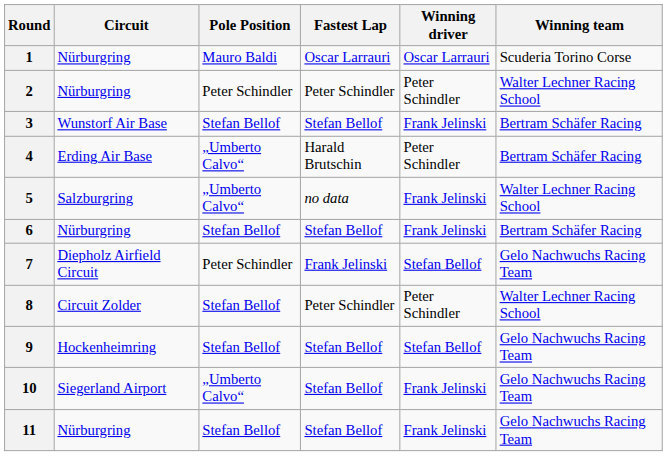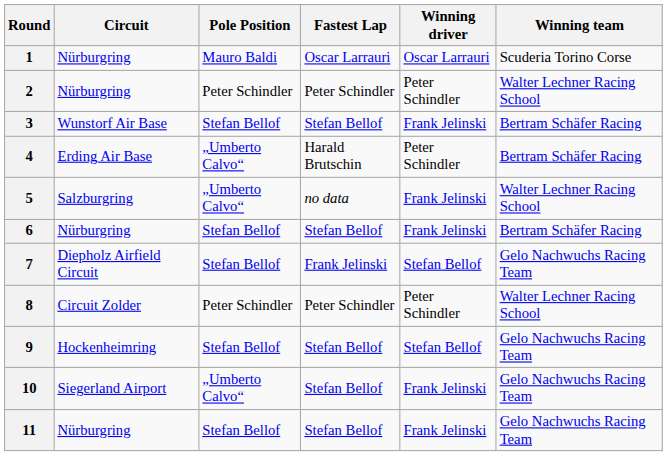(247, 263) Peter Schindler -> (241, 263) Stefan Bellof
(241, 305) Stefan Bellof -> (247, 305) Peter Schindler
